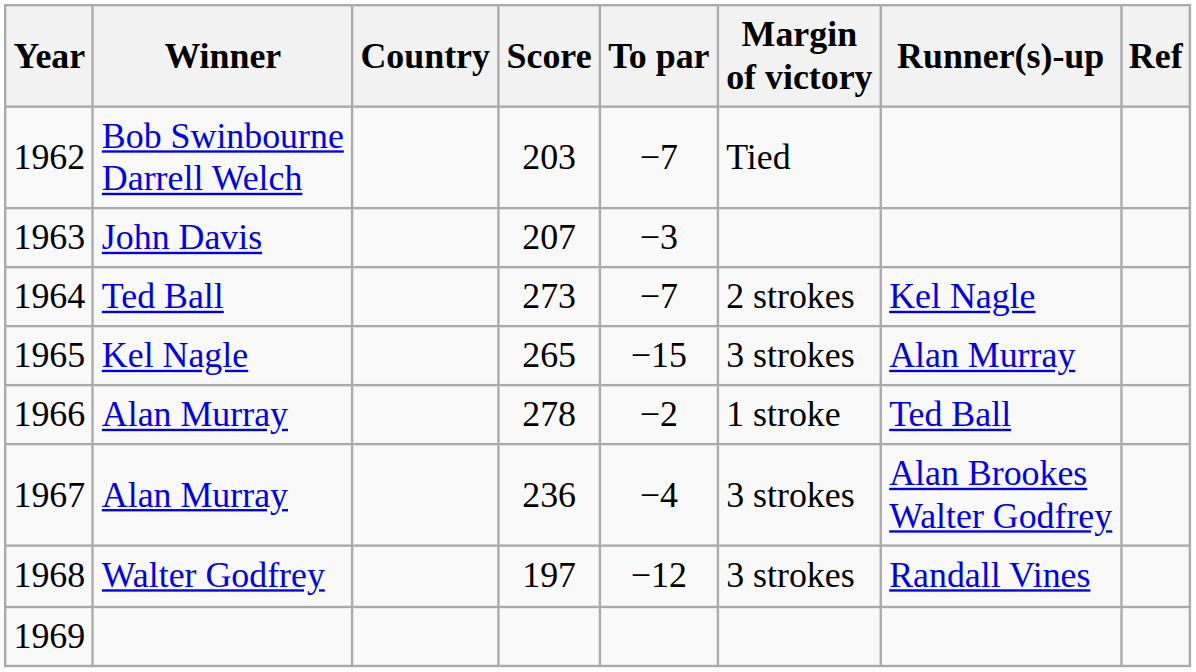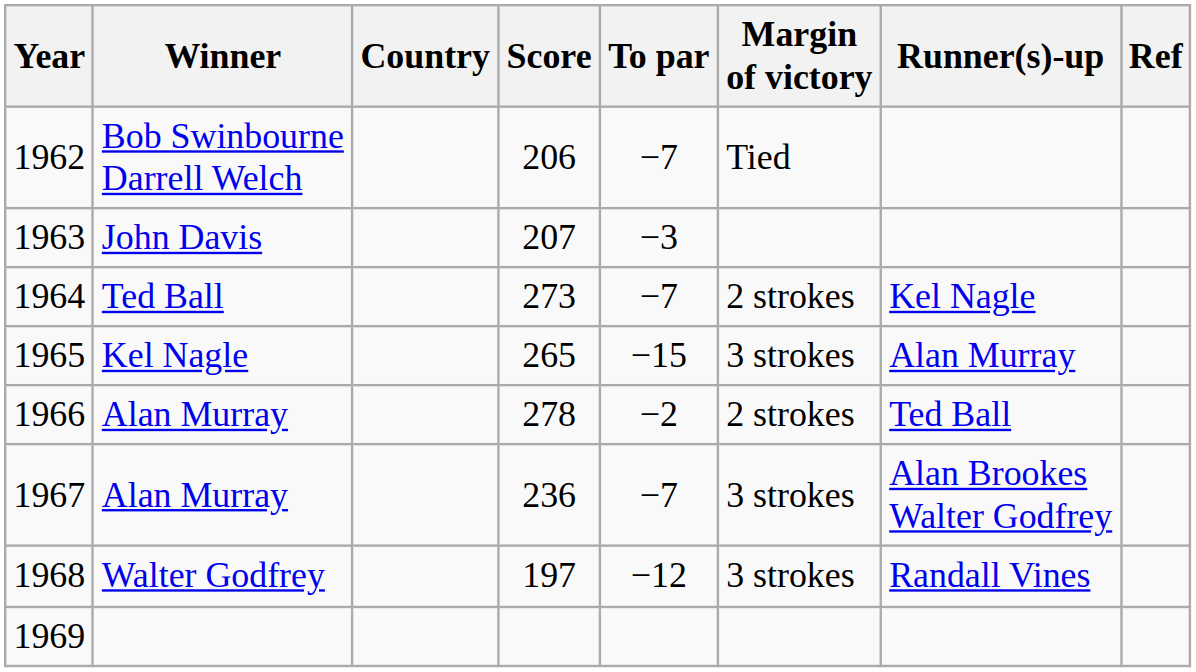(549, 157) 203 -> (549, 157) 206
(783, 414) 1 stroke -> (790, 414) 2 strokes
(659, 495) −4 -> (659, 495) −7
